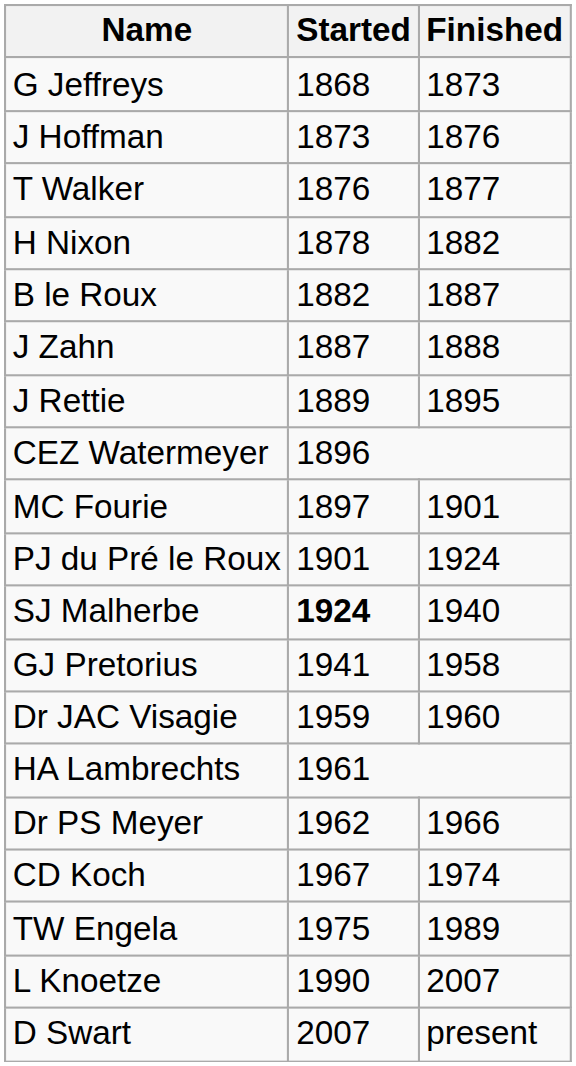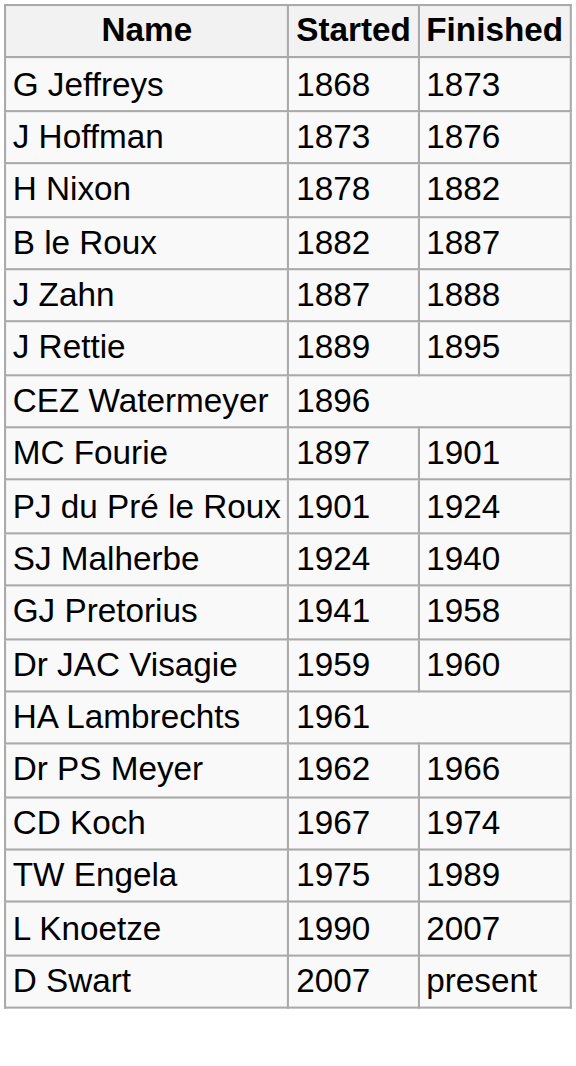- row: (78, 189)
(333, 611) bold -> (333, 558) normal
